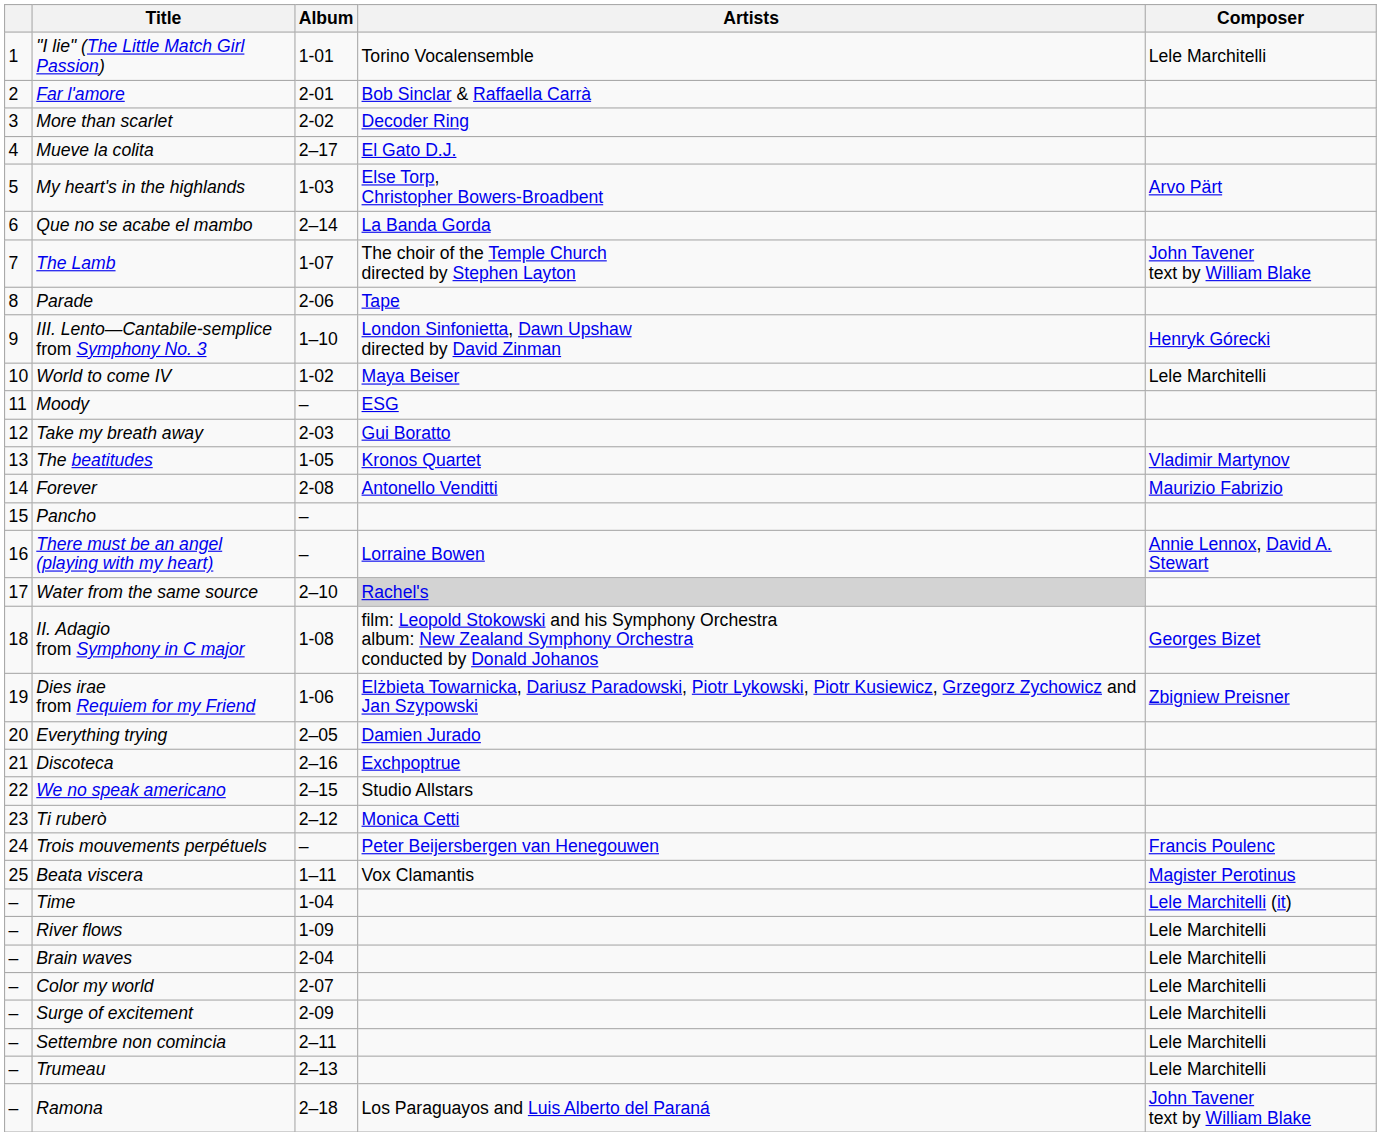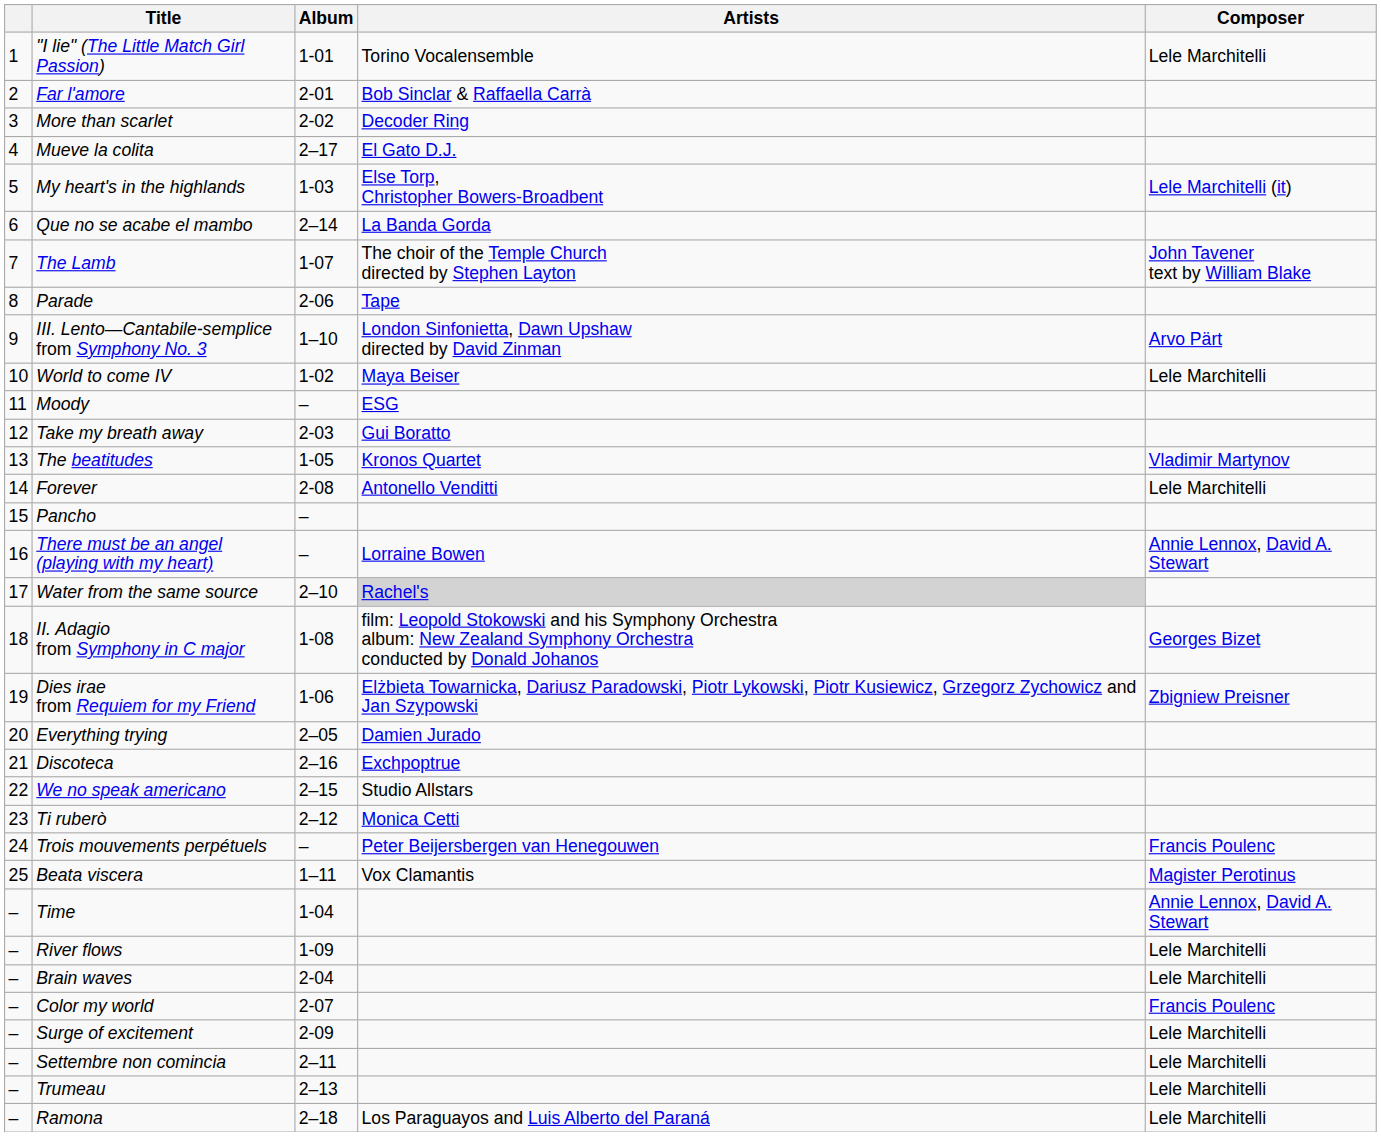(1185, 187) Arvo Pärt -> (1220, 187) Lele Marchitelli (it)
(1209, 338) Henryk Górecki -> (1185, 338) Arvo Pärt
(1216, 488) Maurizio Fabrizio -> (1207, 488) Lele Marchitelli
(1220, 902) Lele Marchitelli (it) -> (1240, 912) Annie Lennox, David A. Stewart
(1207, 986) Lele Marchitelli -> (1212, 1006) Francis Poulenc
(1230, 1107) John Tavener text by William Blake -> (1207, 1117) Lele Marchitelli
